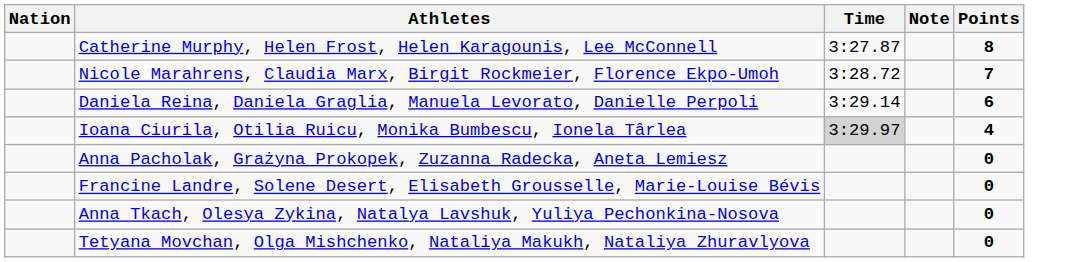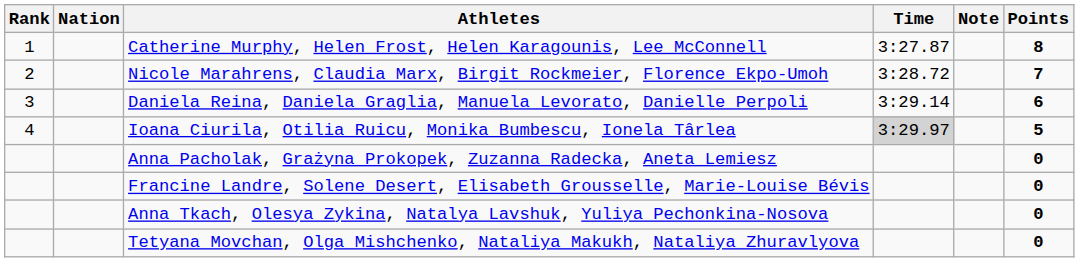+ column: (29, 19)
(989, 131) 4 -> (1038, 131) 5
